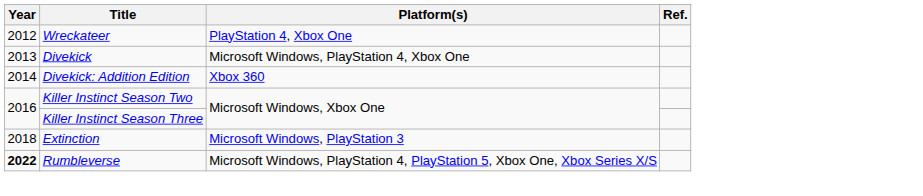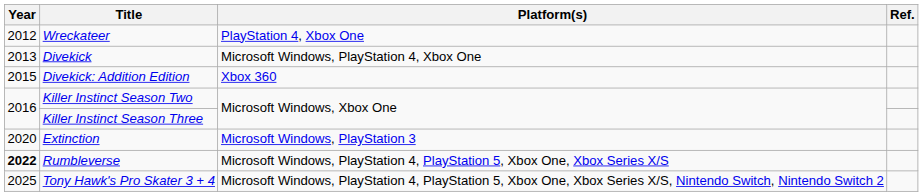(22, 77) 2014 -> (22, 77) 2015
(22, 139) 2018 -> (22, 139) 2020
+ row: (129, 181)
